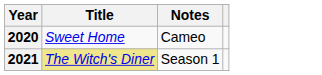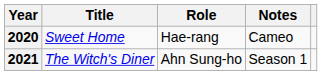+ column: (201, 15)
(100, 59) khaki background -> (100, 59) no background
